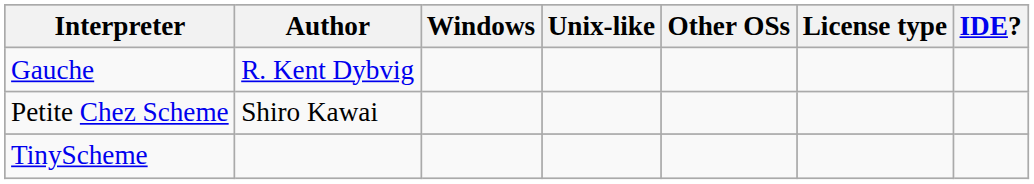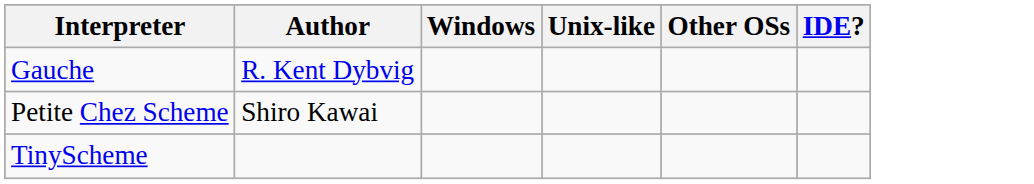- column: (875, 26)
